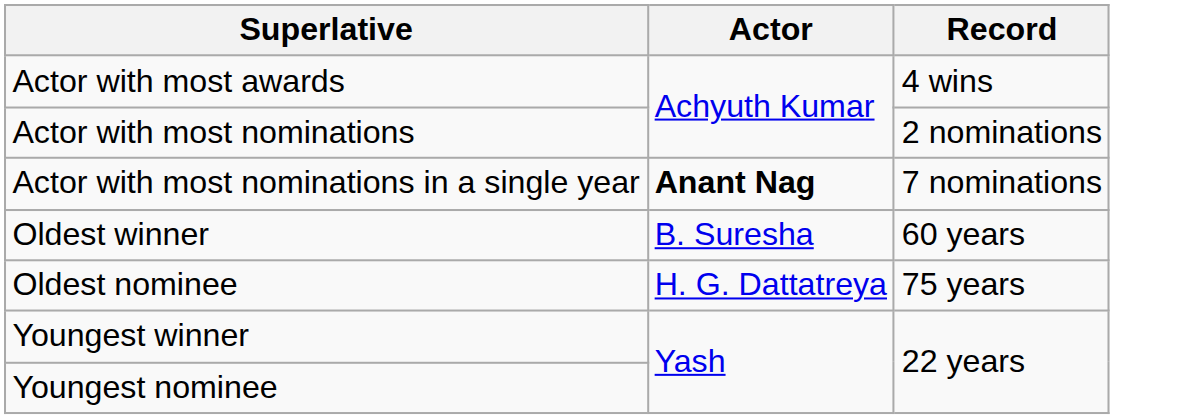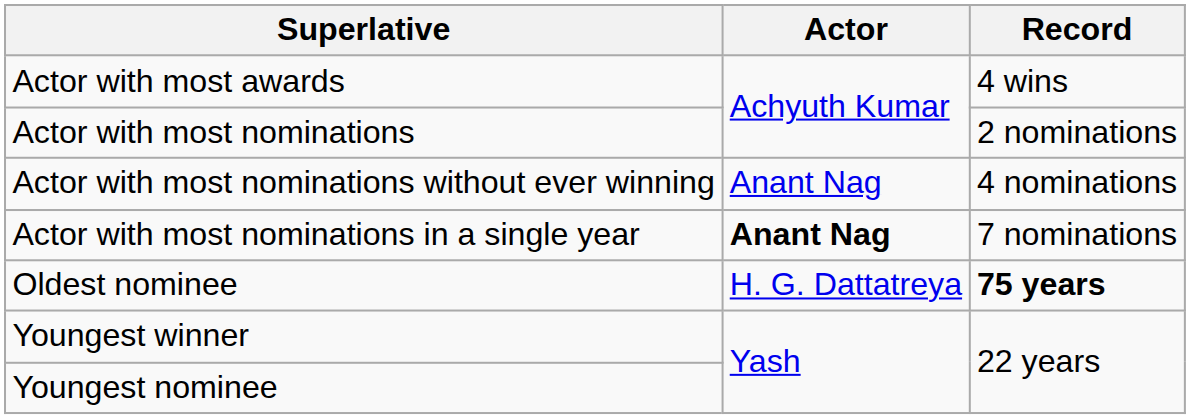+ row: (364, 183)
- row: (111, 234)
(963, 285) normal -> (1041, 285) bold
